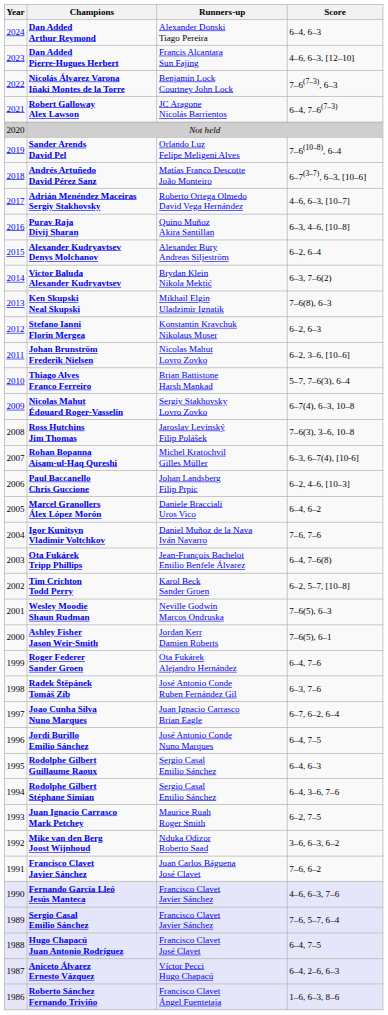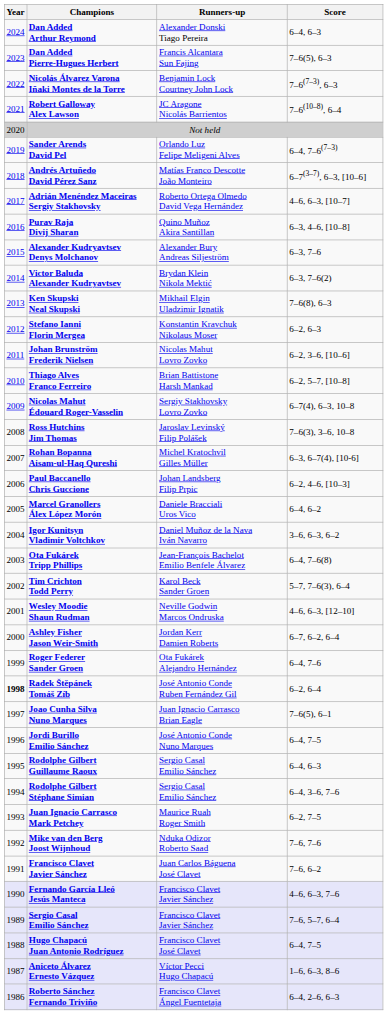(322, 58) 4–6, 6–3, [12–10] -> (310, 58) 7–6(5), 6–3
(313, 109) 6–4, 7–6(7–3) -> (315, 109) 7–6(10–8), 6–4
(315, 150) 7–6(10–8), 6–4 -> (313, 150) 6–4, 7–6(7–3)
(305, 253) 6–2, 6–4 -> (305, 253) 6–3, 7–6
(320, 381) 5–7, 7–6(3), 6–4 -> (320, 381) 6–2, 5–7, [10–8]
(305, 535) 7–6, 7–6 -> (314, 535) 3–6, 6–3, 6–2
(320, 586) 6–2, 5–7, [10–8] -> (320, 586) 5–7, 7–6(3), 6–4
(310, 612) 7–6(5), 6–3 -> (322, 612) 4–6, 6–3, [12–10]
(310, 638) 7–6(5), 6–1 -> (314, 638) 6–7, 6–2, 6–4
(16, 689) normal -> (16, 689) bold
(305, 689) 6–3, 7–6 -> (305, 689) 6–2, 6–4
(314, 715) 6–7, 6–2, 6–4 -> (310, 715) 7–6(5), 6–1
(314, 843) 3–6, 6–3, 6–2 -> (305, 843) 7–6, 7–6
(314, 971) 6–4, 2–6, 6–3 -> (314, 971) 1–6, 6–3, 8–6
(314, 997) 1–6, 6–3, 8–6 -> (314, 997) 6–4, 2–6, 6–3
